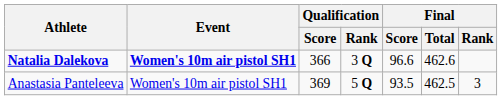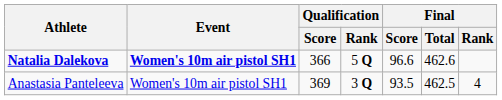(362, 61) 3 Q -> (362, 61) 5 Q
(362, 83) 5 Q -> (362, 83) 3 Q
(477, 83) 3 -> (477, 83) 4
